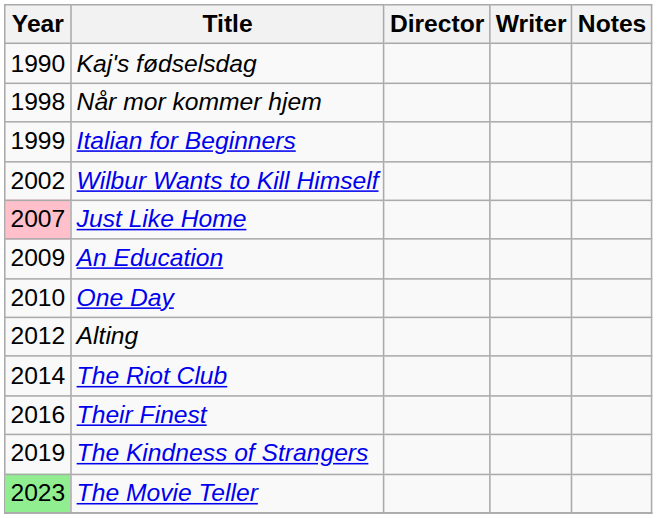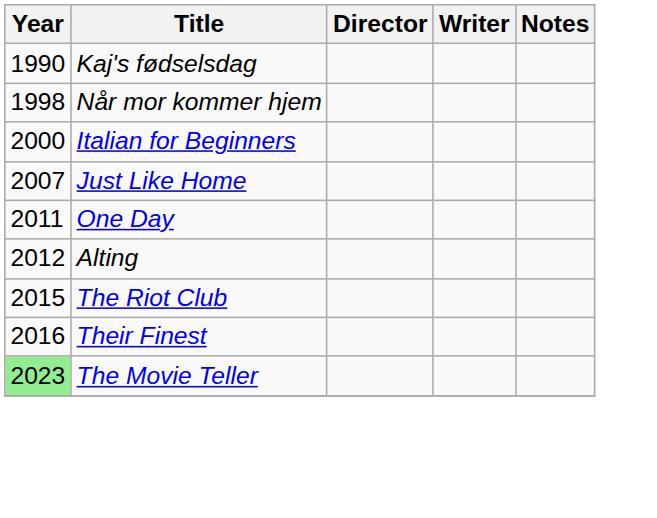(38, 141) 1999 -> (38, 141) 2000
- row: (228, 180)
(38, 219) pink background -> (38, 180) no background
- row: (150, 258)
(38, 297) 2010 -> (37, 219) 2011
(38, 375) 2014 -> (38, 297) 2015
- row: (222, 453)
